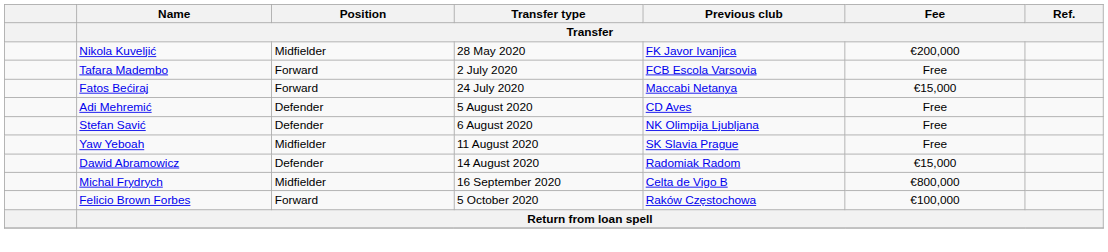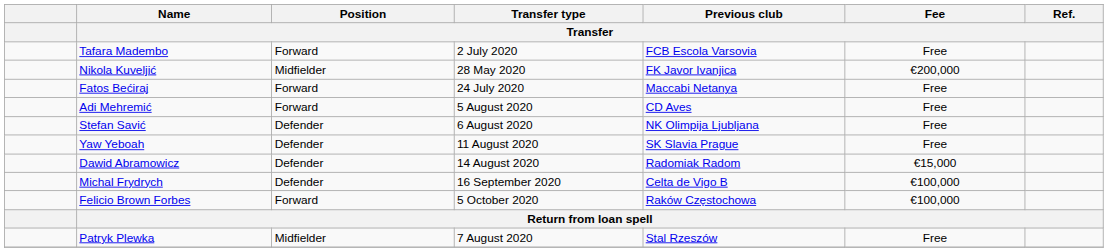rows swapped: (118, 51) <-> (124, 69)
(935, 88) €15,000 -> (935, 88) Free
(299, 107) Defender -> (296, 107) Forward
(300, 144) Midfielder -> (299, 144) Defender
(300, 181) Midfielder -> (299, 181) Defender
(935, 181) €800,000 -> (935, 181) €100,000
+ row: (117, 237)
